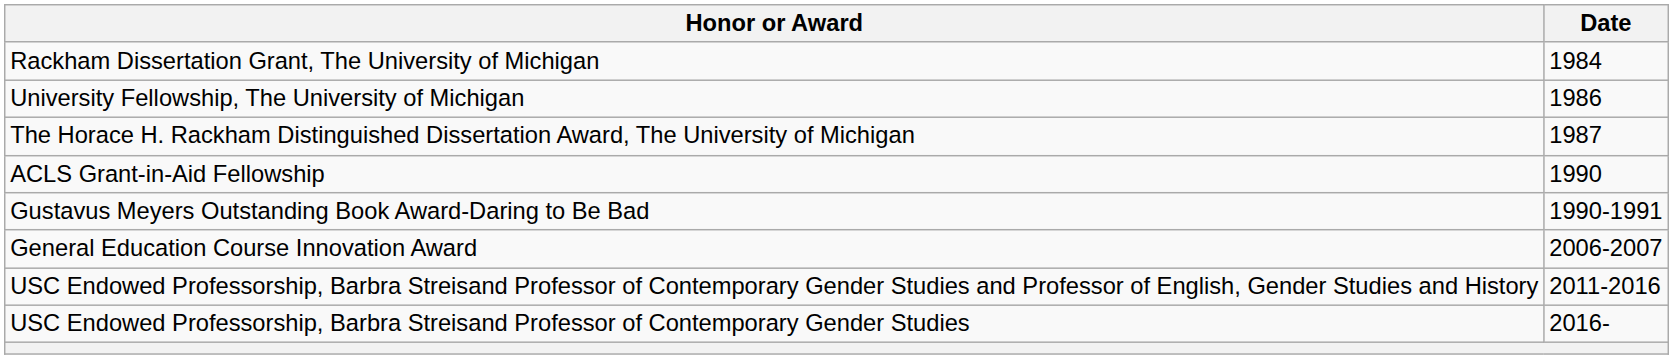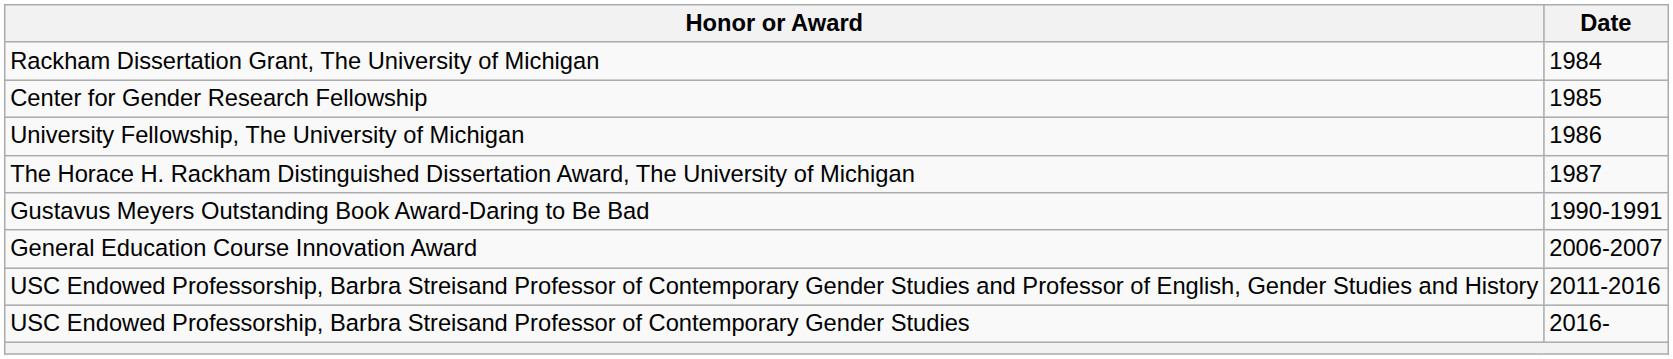+ row: (219, 98)
- row: (167, 173)
